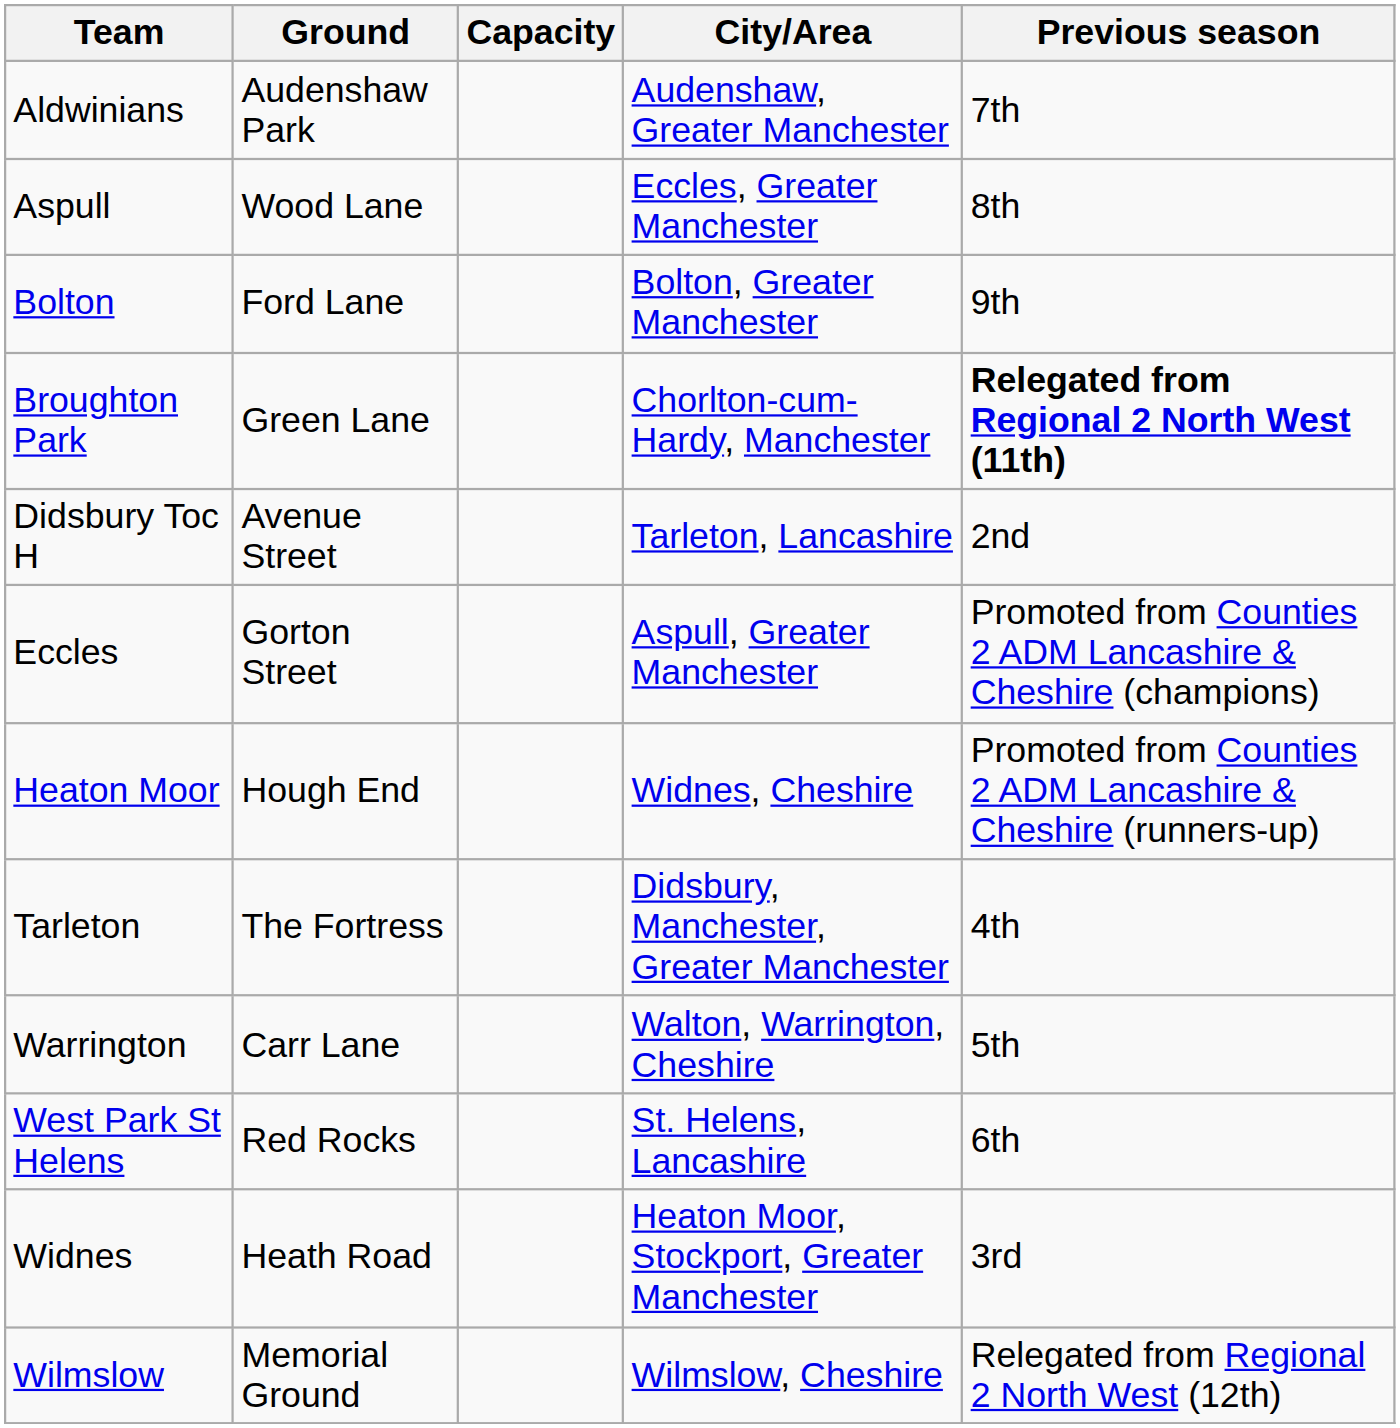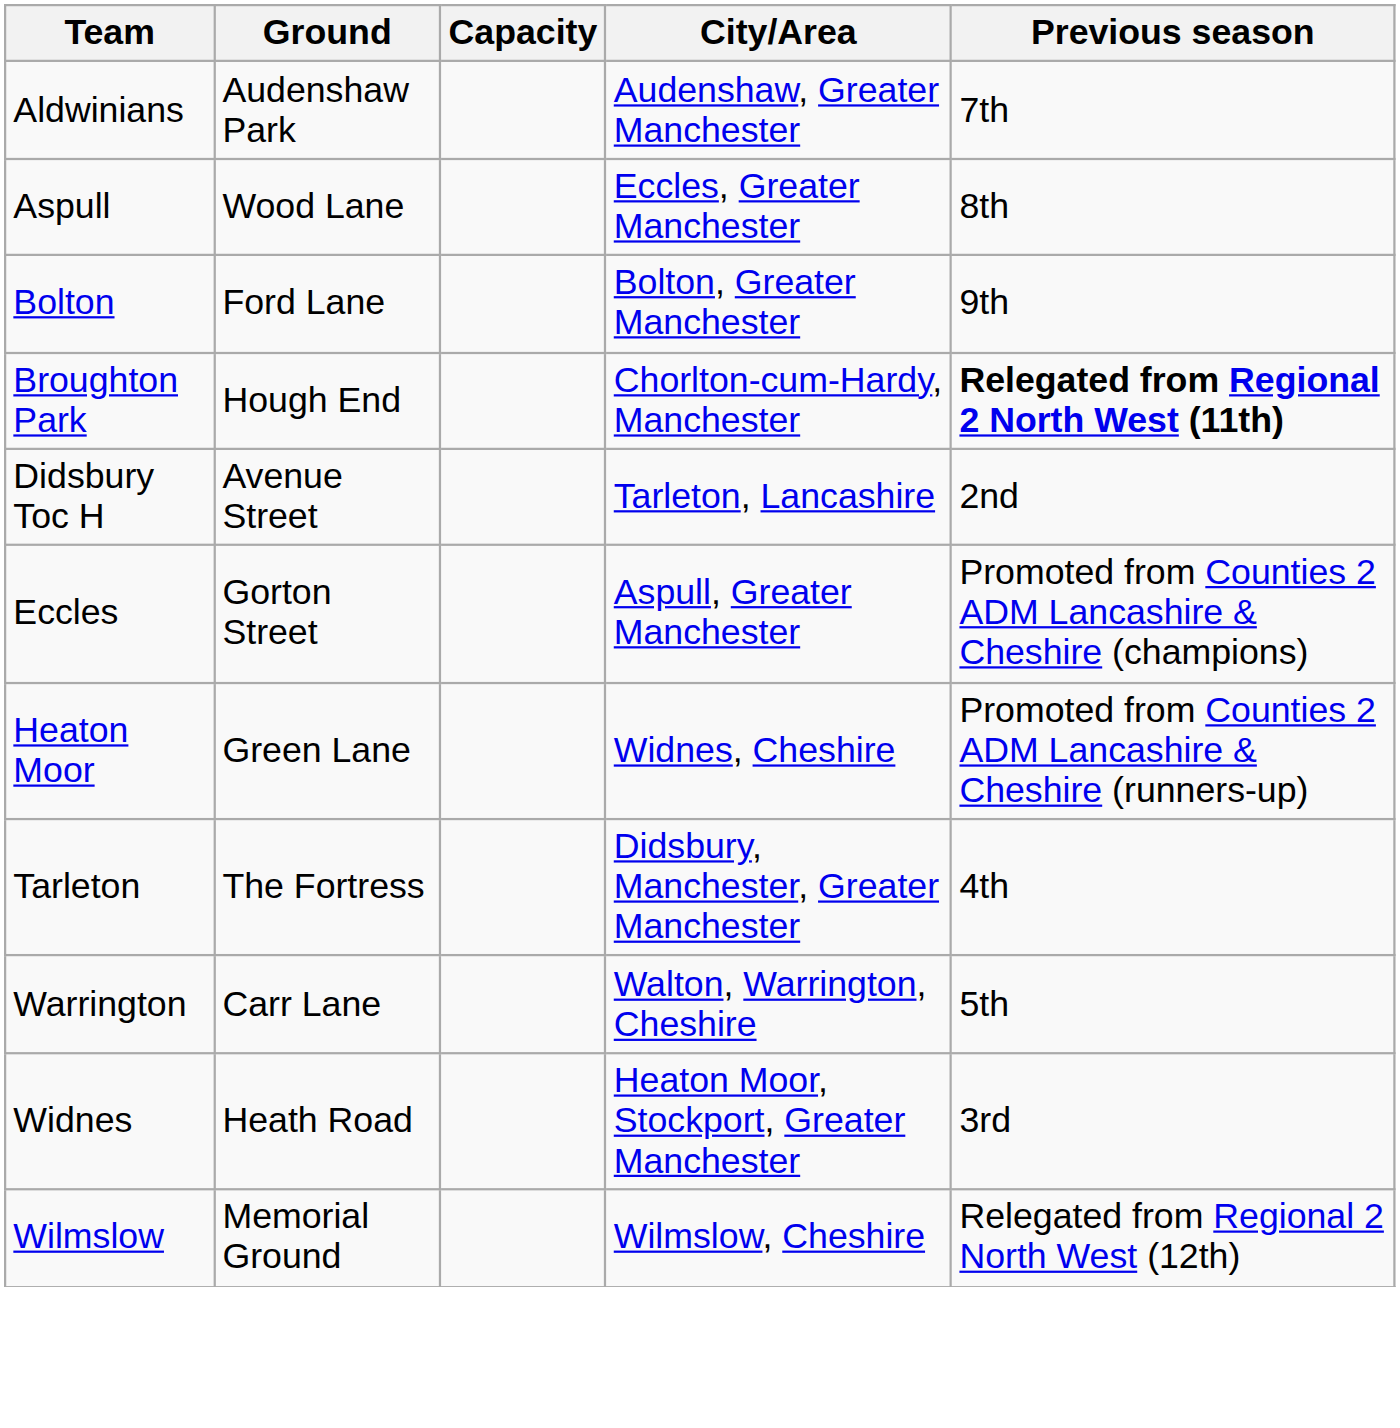(336, 419) Green Lane -> (312, 399) Hough End
(331, 790) Hough End -> (317, 750) Green Lane
- row: (117, 1140)
